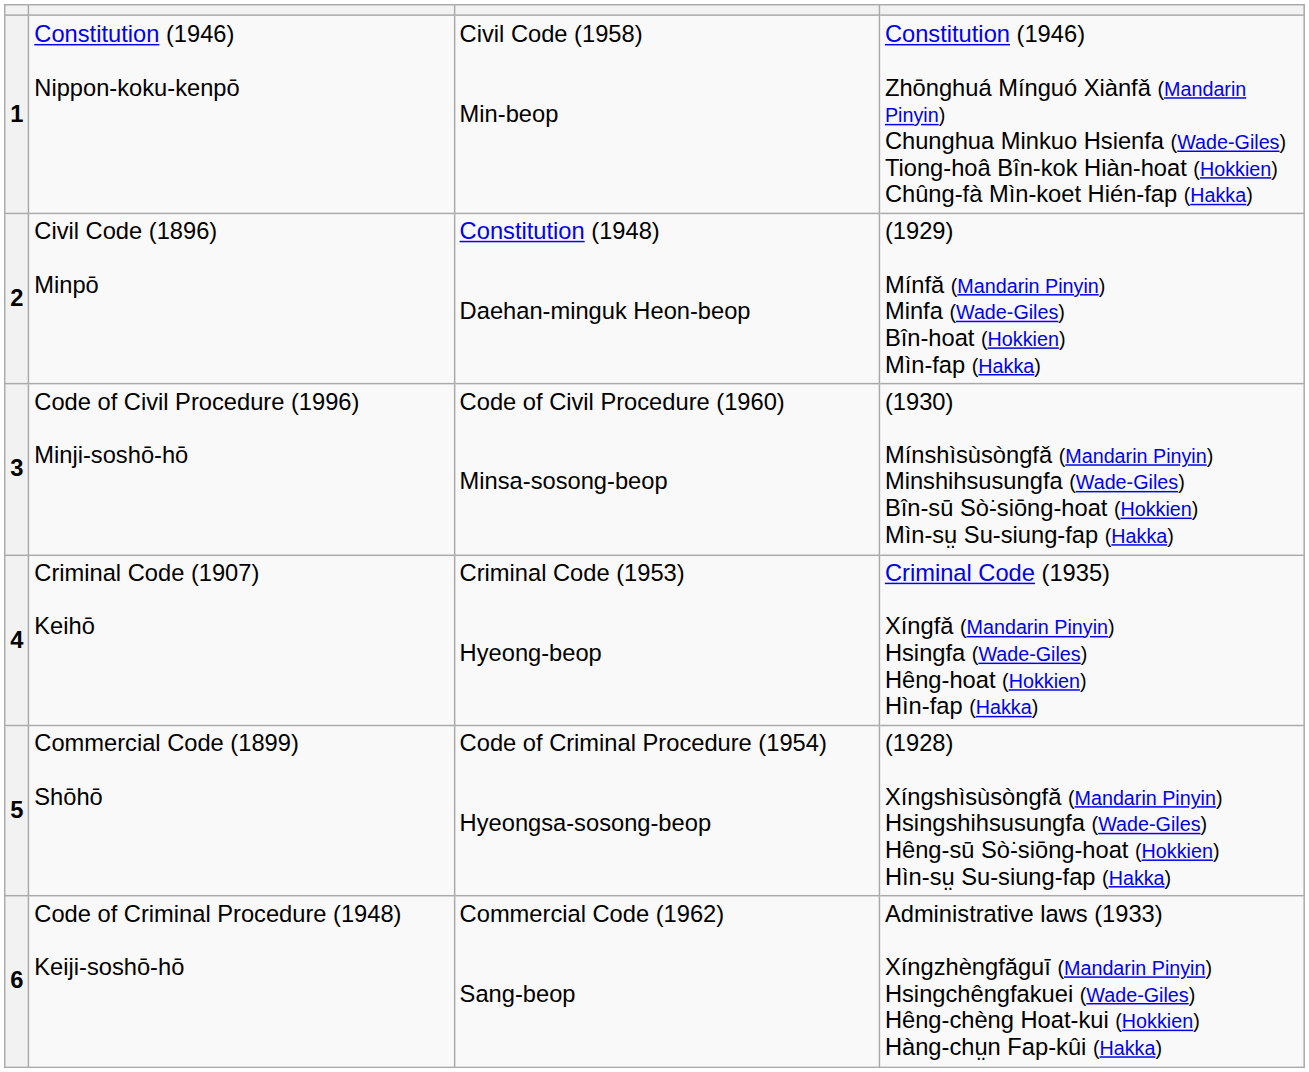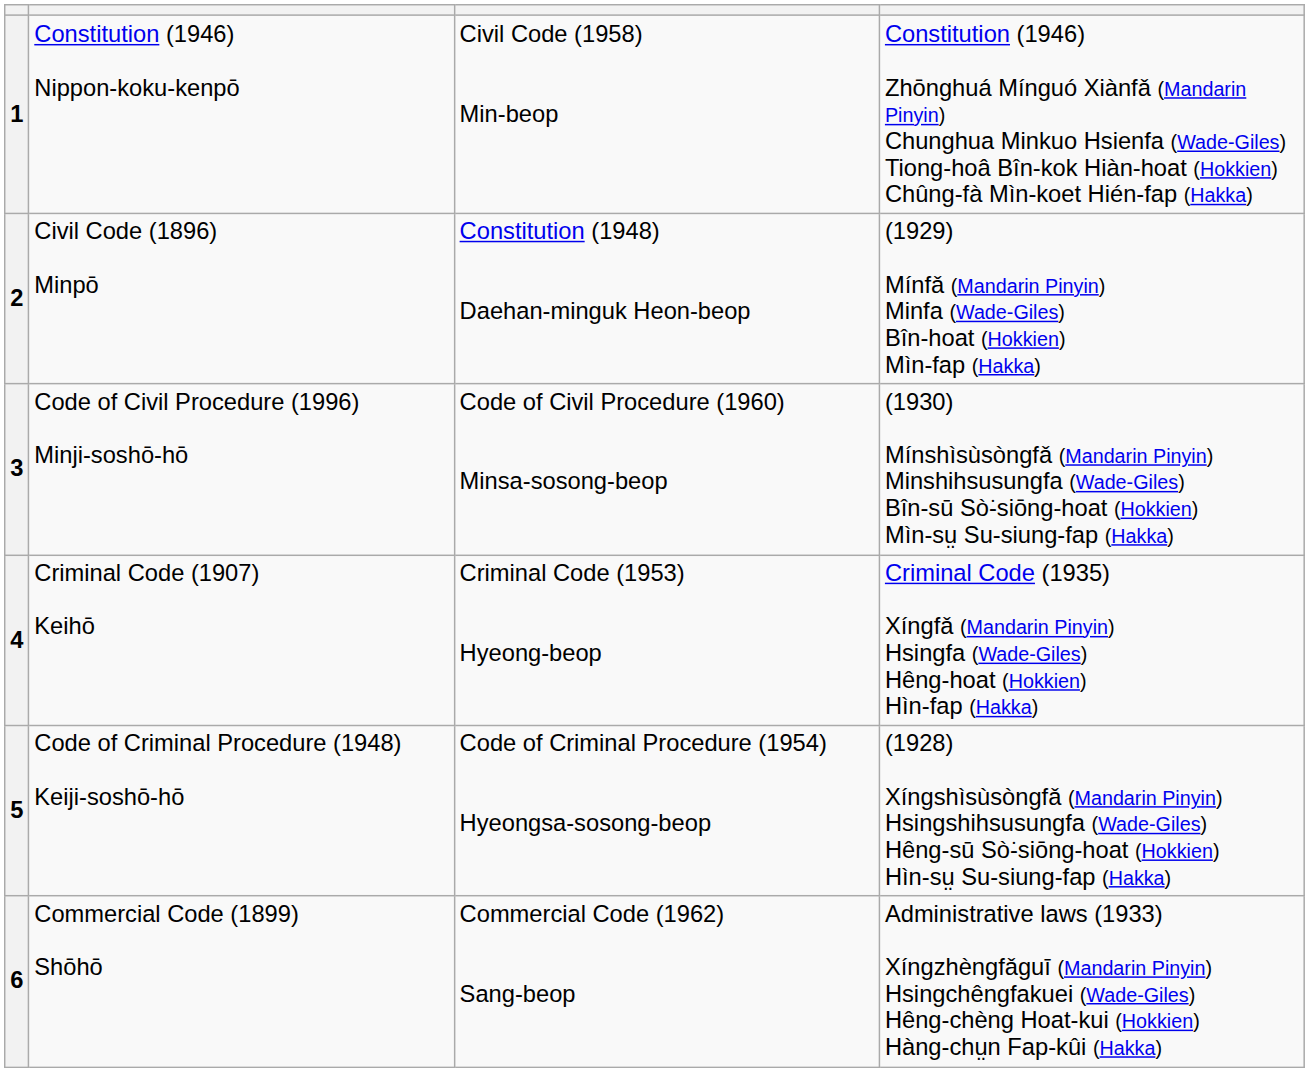(167, 770) Commercial Code (1899) Shōhō -> (218, 770) Code of Criminal Procedure (1948) Keiji-soshō-hō
(218, 941) Code of Criminal Procedure (1948) Keiji-soshō-hō -> (167, 941) Commercial Code (1899) Shōhō
